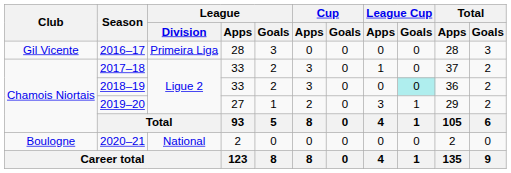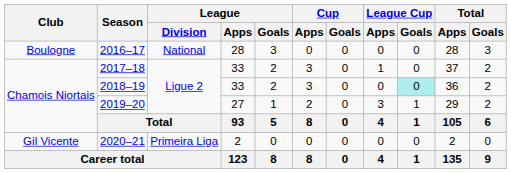(51, 50) Gil Vicente -> (51, 50) Boulogne
(184, 50) Primeira Liga -> (184, 50) National
(51, 141) Boulogne -> (51, 141) Gil Vicente
(184, 141) National -> (184, 141) Primeira Liga
